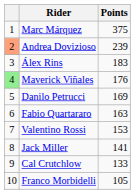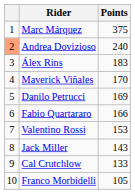(120, 46) 239 -> (120, 46) 240
(12, 80) lightgreen background -> (12, 80) no background
(120, 80) 176 -> (120, 80) 170
(120, 113) 163 -> (120, 113) 166
(120, 147) 141 -> (120, 147) 143
